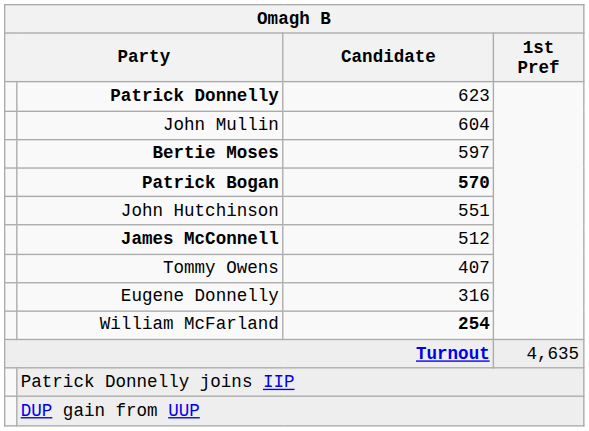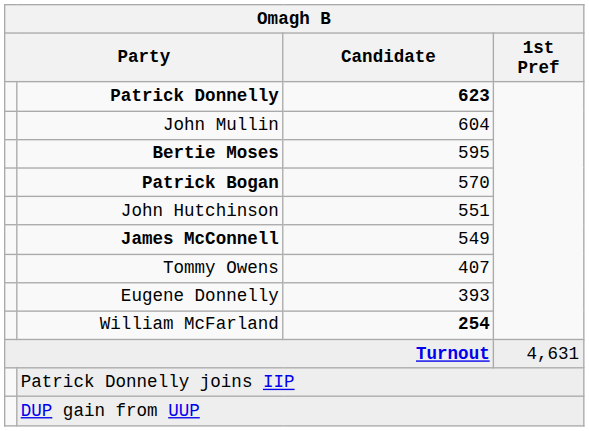(474, 96) normal -> (474, 96) bold
(474, 154) 597 -> (474, 154) 595
(474, 182) bold -> (474, 182) normal
(474, 239) 512 -> (474, 239) 549
(474, 297) 316 -> (474, 297) 393
(553, 354) 4,635 -> (553, 354) 4,631
